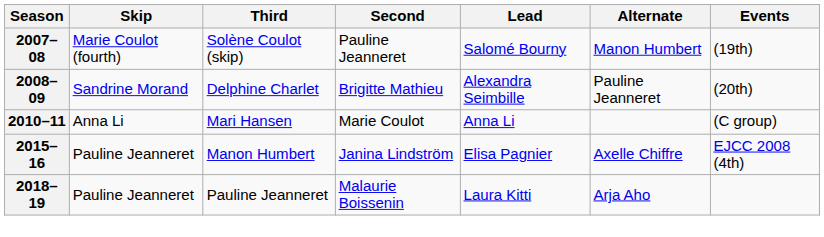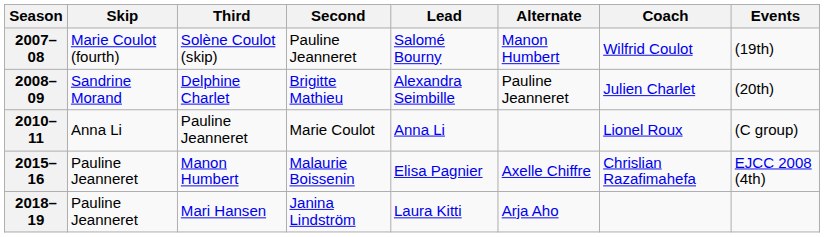+ column: (665, 16)
(249, 121) Mari Hansen -> (214, 130) Pauline Jeanneret
(396, 154) Janina Lindström -> (322, 171) Malaurie Boissenin
(267, 194) Pauline Jeanneret -> (223, 211) Mari Hansen
(371, 194) Malaurie Boissenin -> (323, 211) Janina Lindström
